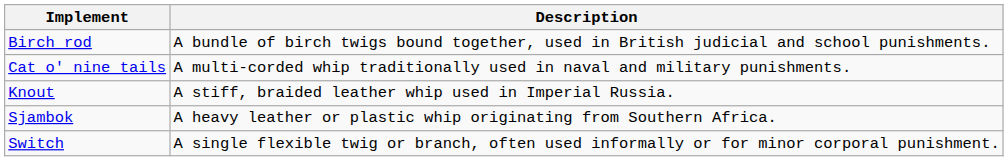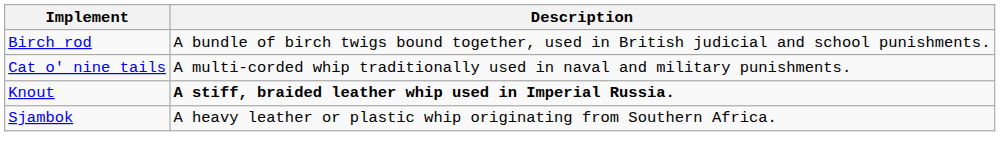(424, 93) normal -> (424, 93) bold
- row: (36, 143)
